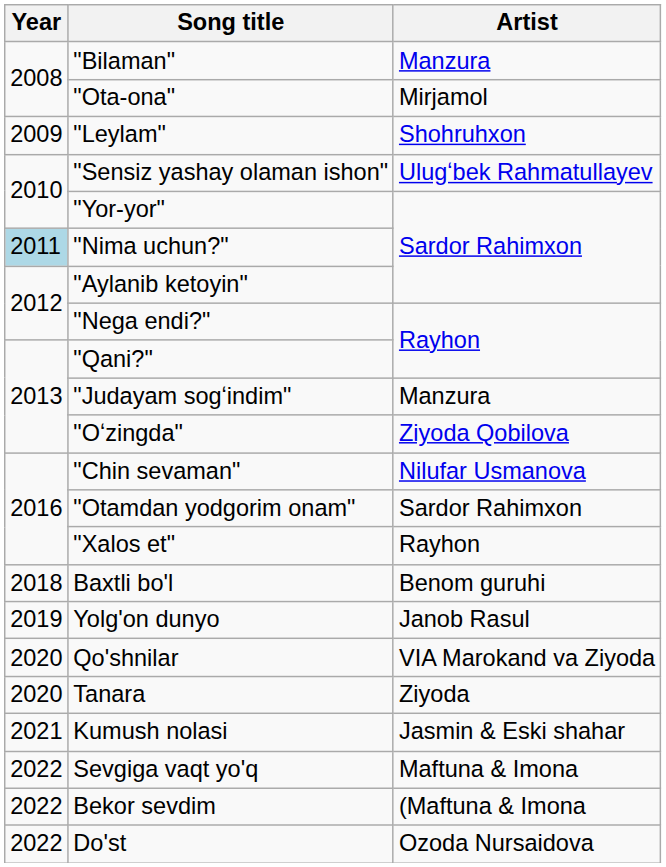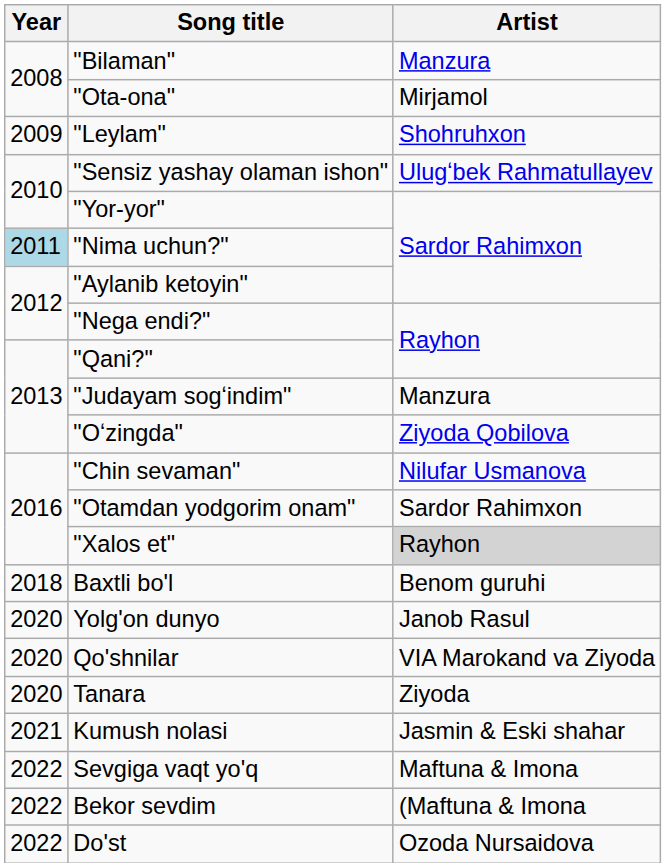(439, 545) no background -> (439, 545) lightgrey background
(36, 619) 2019 -> (36, 619) 2020
